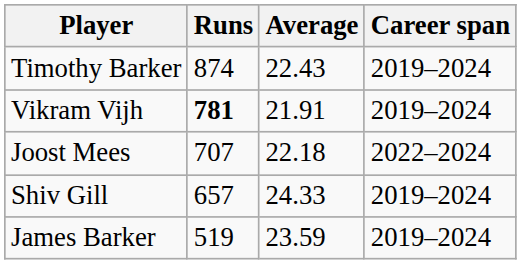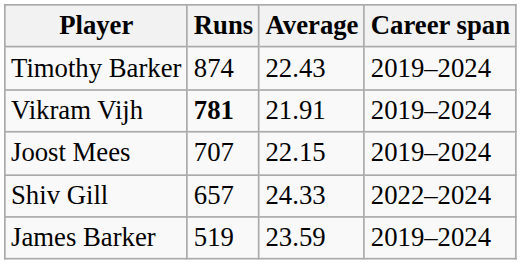(296, 152) 22.18 -> (296, 152) 22.15
(431, 152) 2022–2024 -> (431, 152) 2019–2024
(431, 195) 2019–2024 -> (431, 195) 2022–2024
